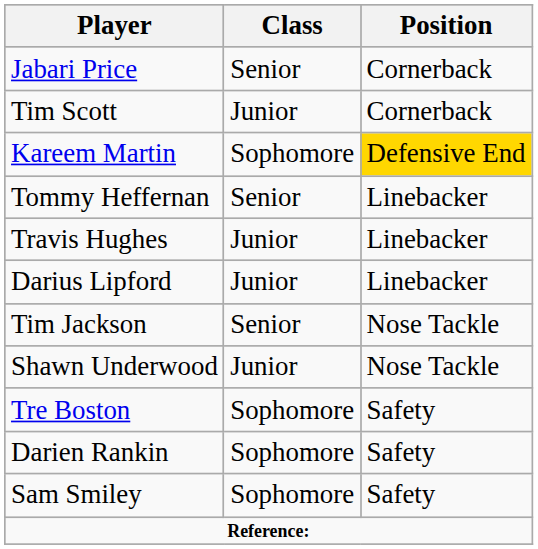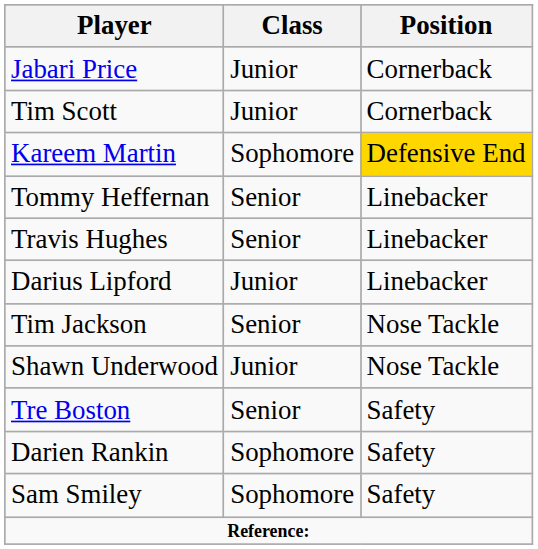(265, 68) Senior -> (264, 68) Junior
(264, 238) Junior -> (265, 238) Senior
(292, 409) Sophomore -> (265, 409) Senior
